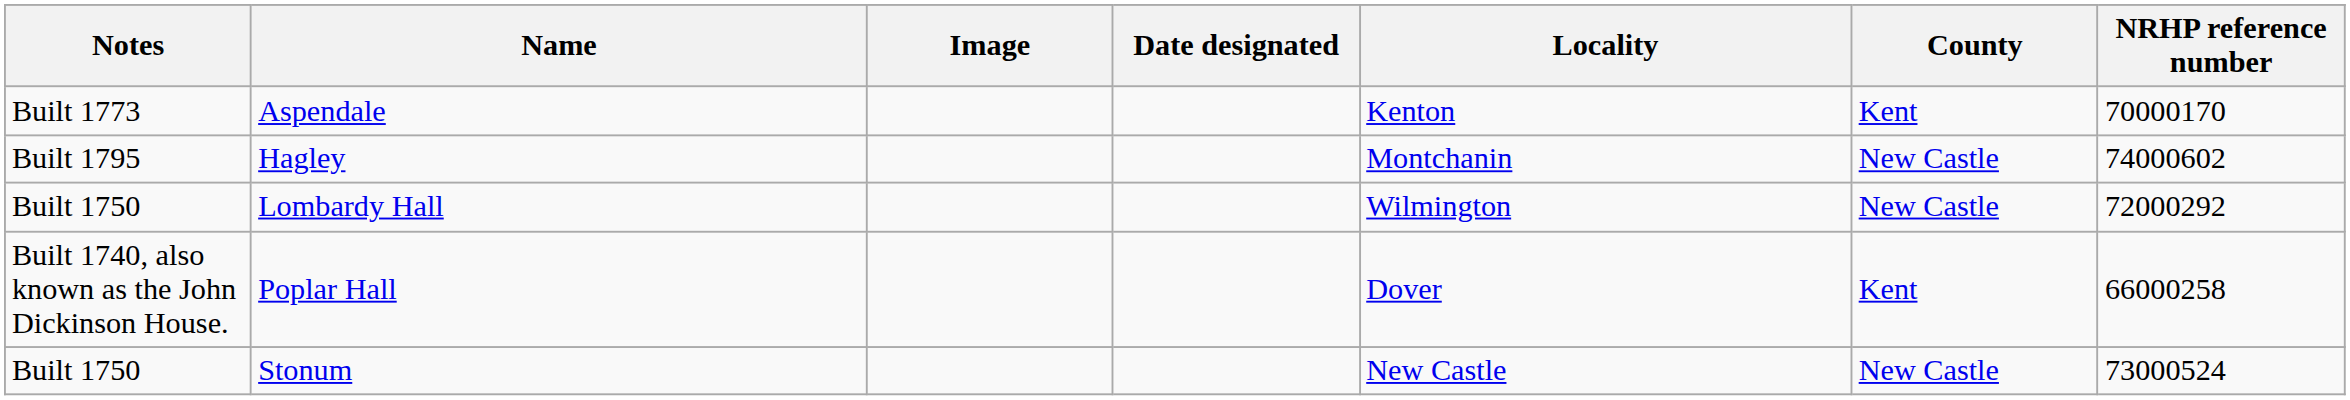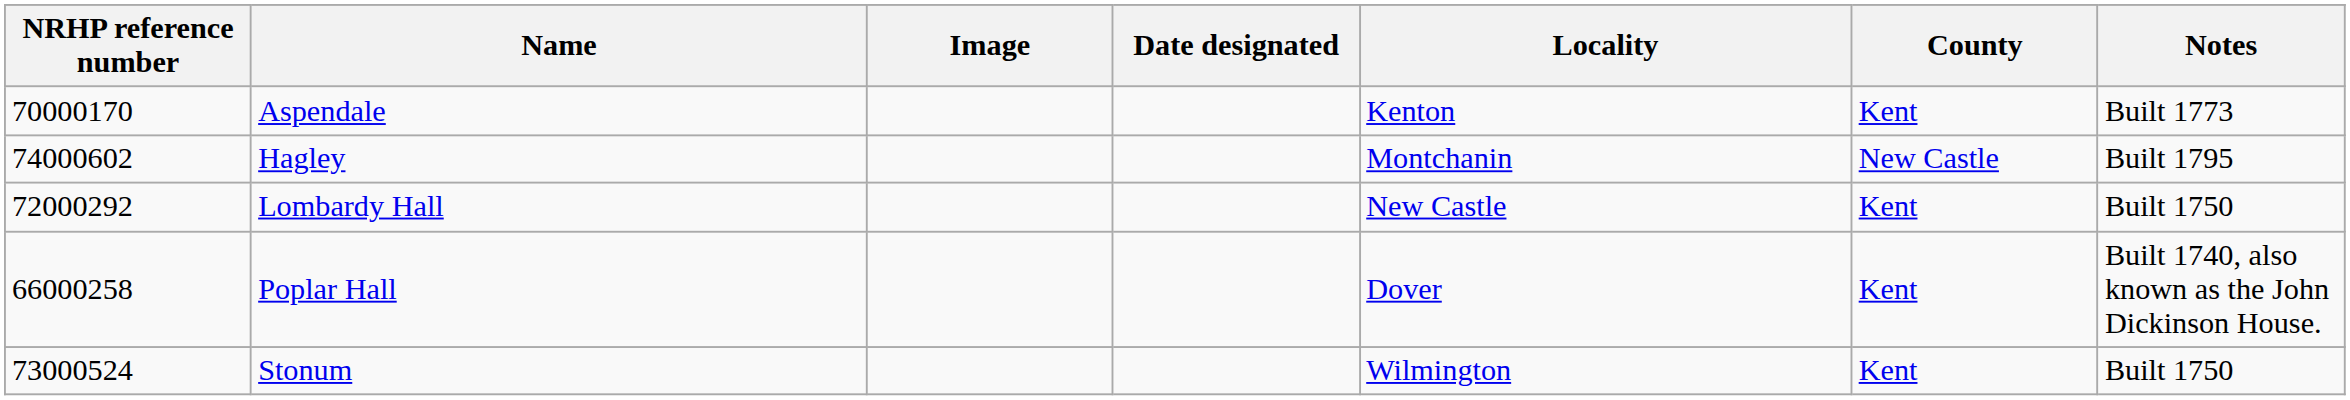columns swapped: (2221, 45) <-> (128, 45)
(1439, 206) Wilmington -> (1436, 206) New Castle
(1929, 206) New Castle -> (1888, 206) Kent
(1436, 370) New Castle -> (1439, 370) Wilmington
(1929, 370) New Castle -> (1888, 370) Kent
